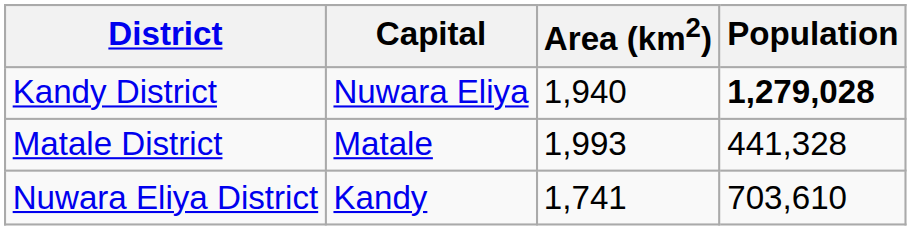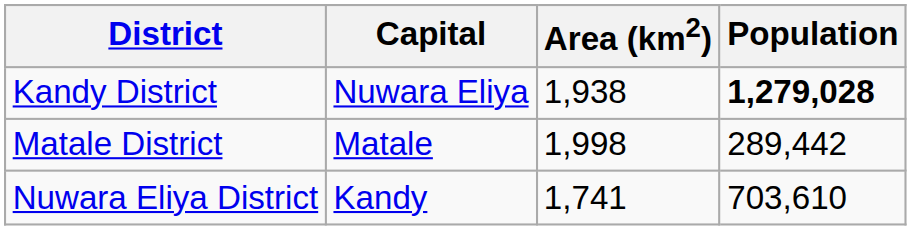(585, 92) 1,940 -> (585, 92) 1,938
(585, 144) 1,993 -> (585, 144) 1,998
(787, 144) 441,328 -> (787, 144) 289,442
